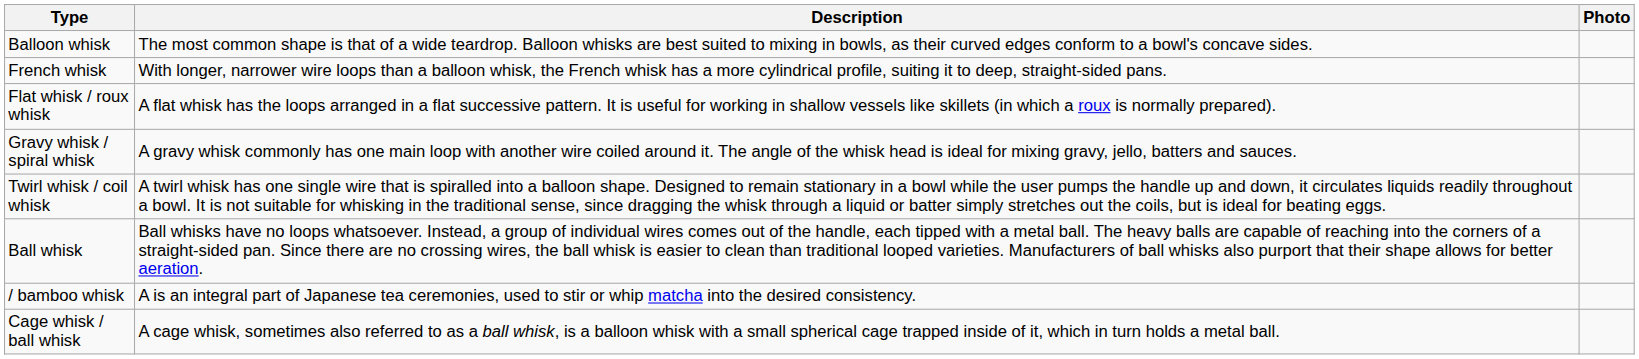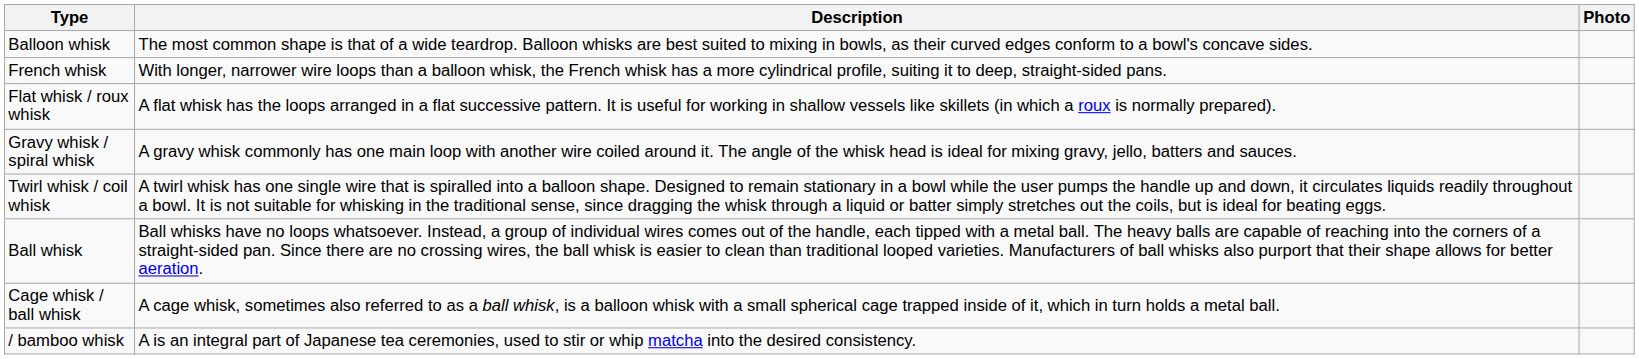rows swapped: (66, 296) <-> (56, 331)
